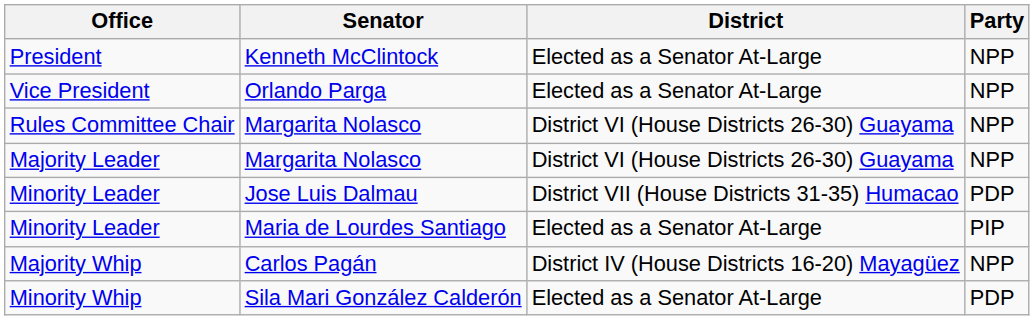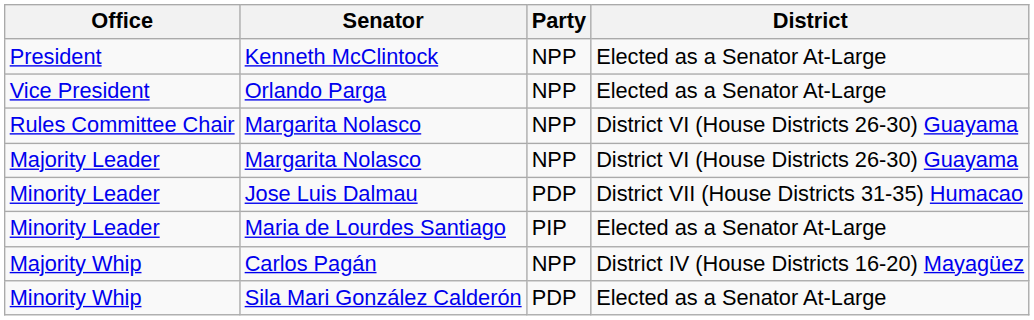columns swapped: (997, 21) <-> (746, 21)
